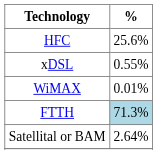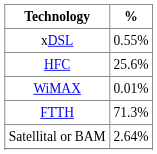rows swapped: (57, 64) <-> (57, 40)
(131, 112) lightblue background -> (131, 112) no background
